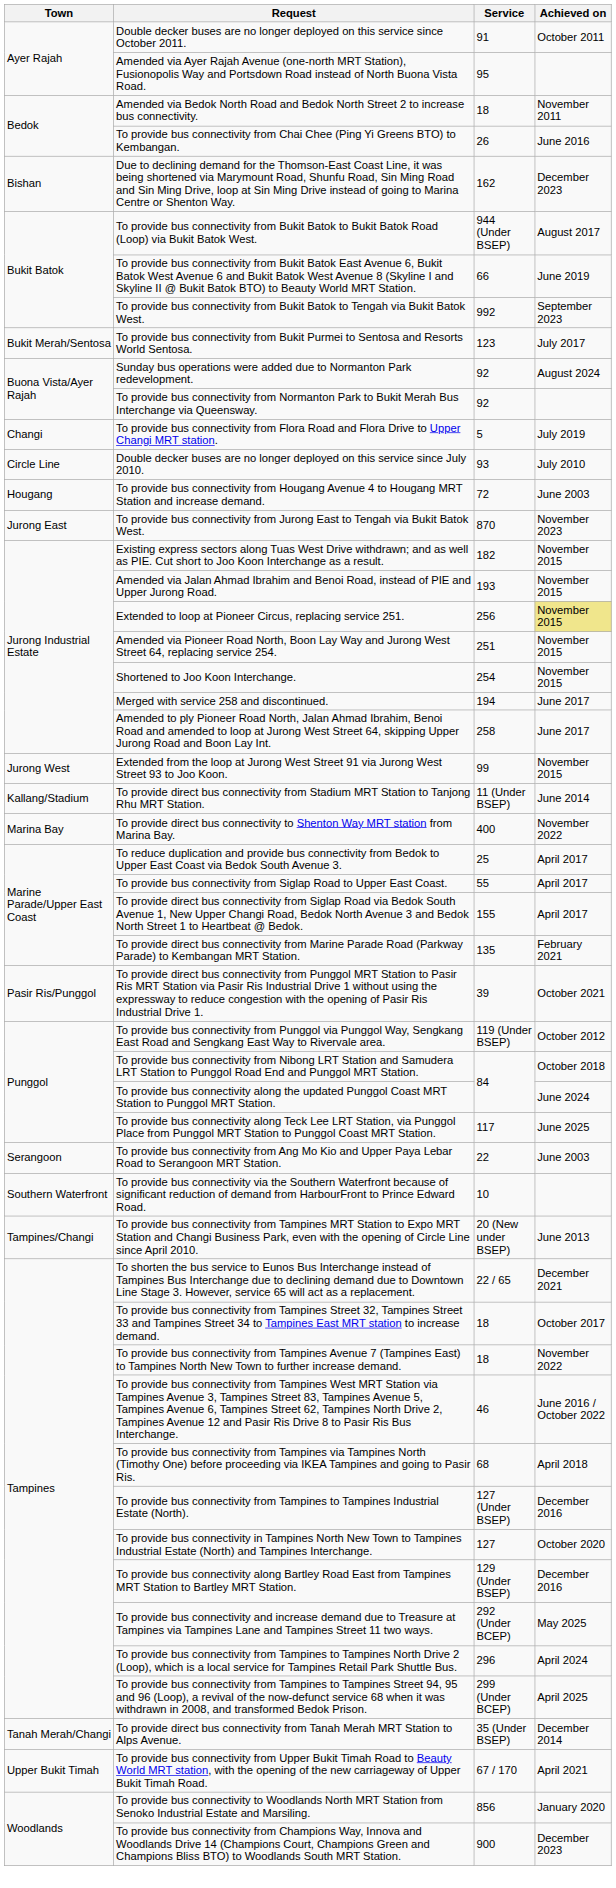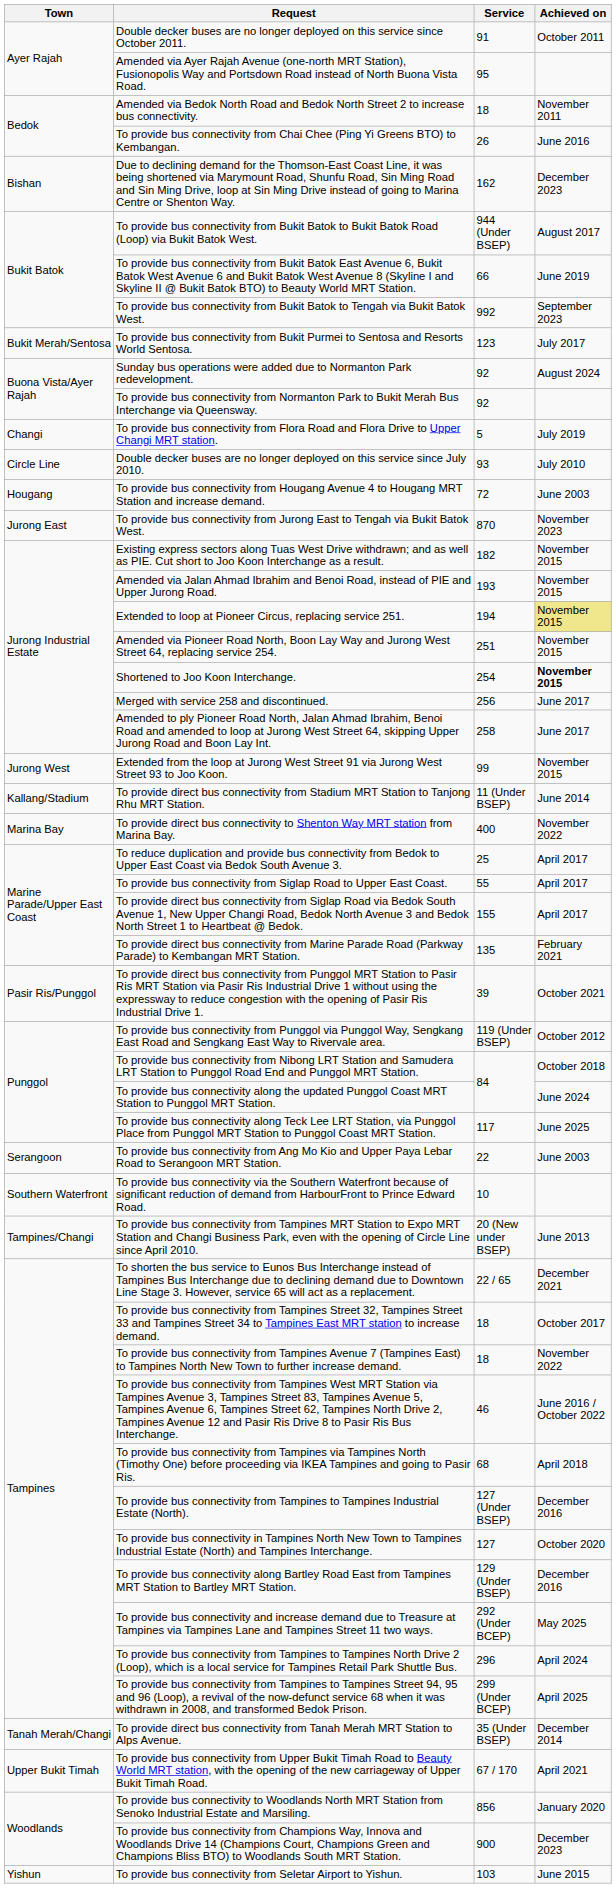(486, 616) 256 -> (486, 616) 194
(563, 677) normal -> (565, 677) bold
(486, 701) 194 -> (486, 701) 256
+ row: (259, 1874)
